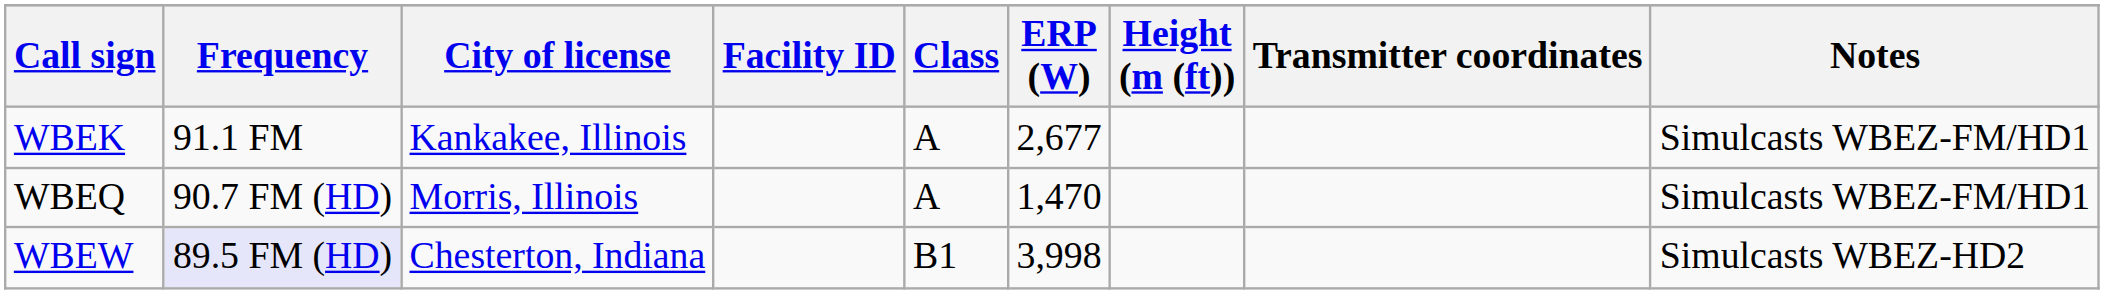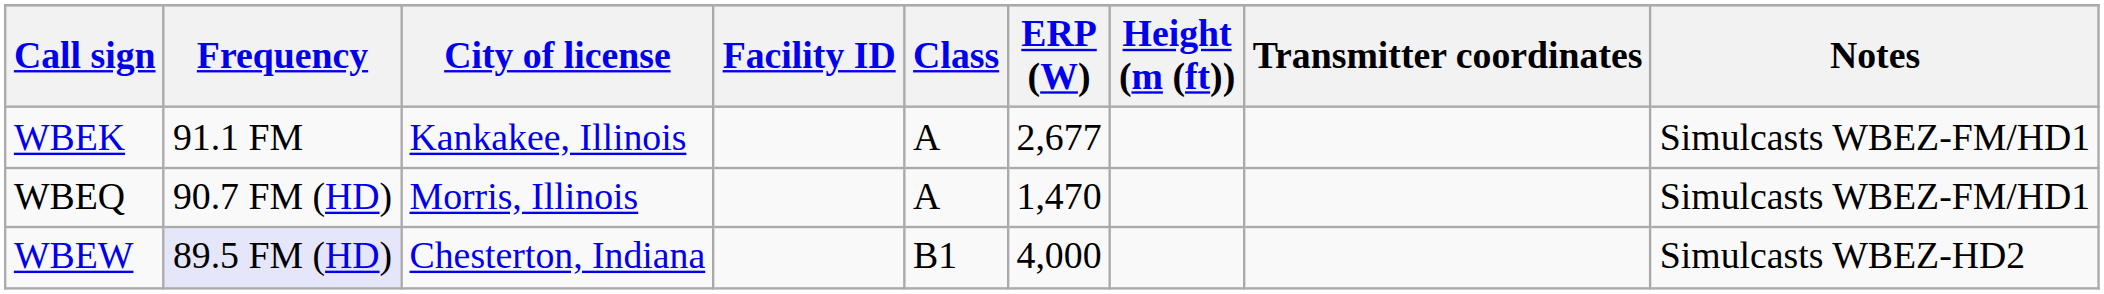(1059, 256) 3,998 -> (1059, 256) 4,000
